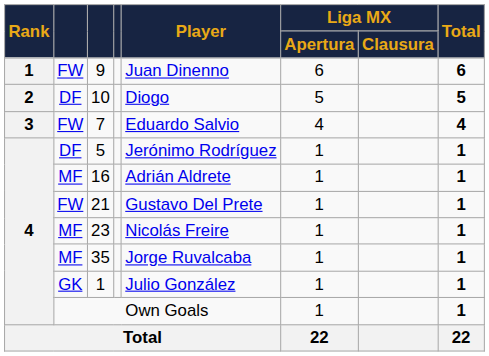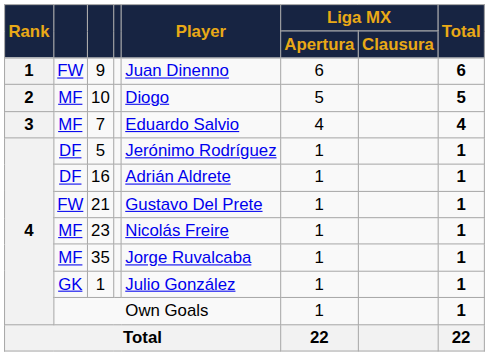(70, 97) DF -> (70, 97) MF
(70, 124) FW -> (70, 124) MF
(70, 177) MF -> (70, 177) DF
